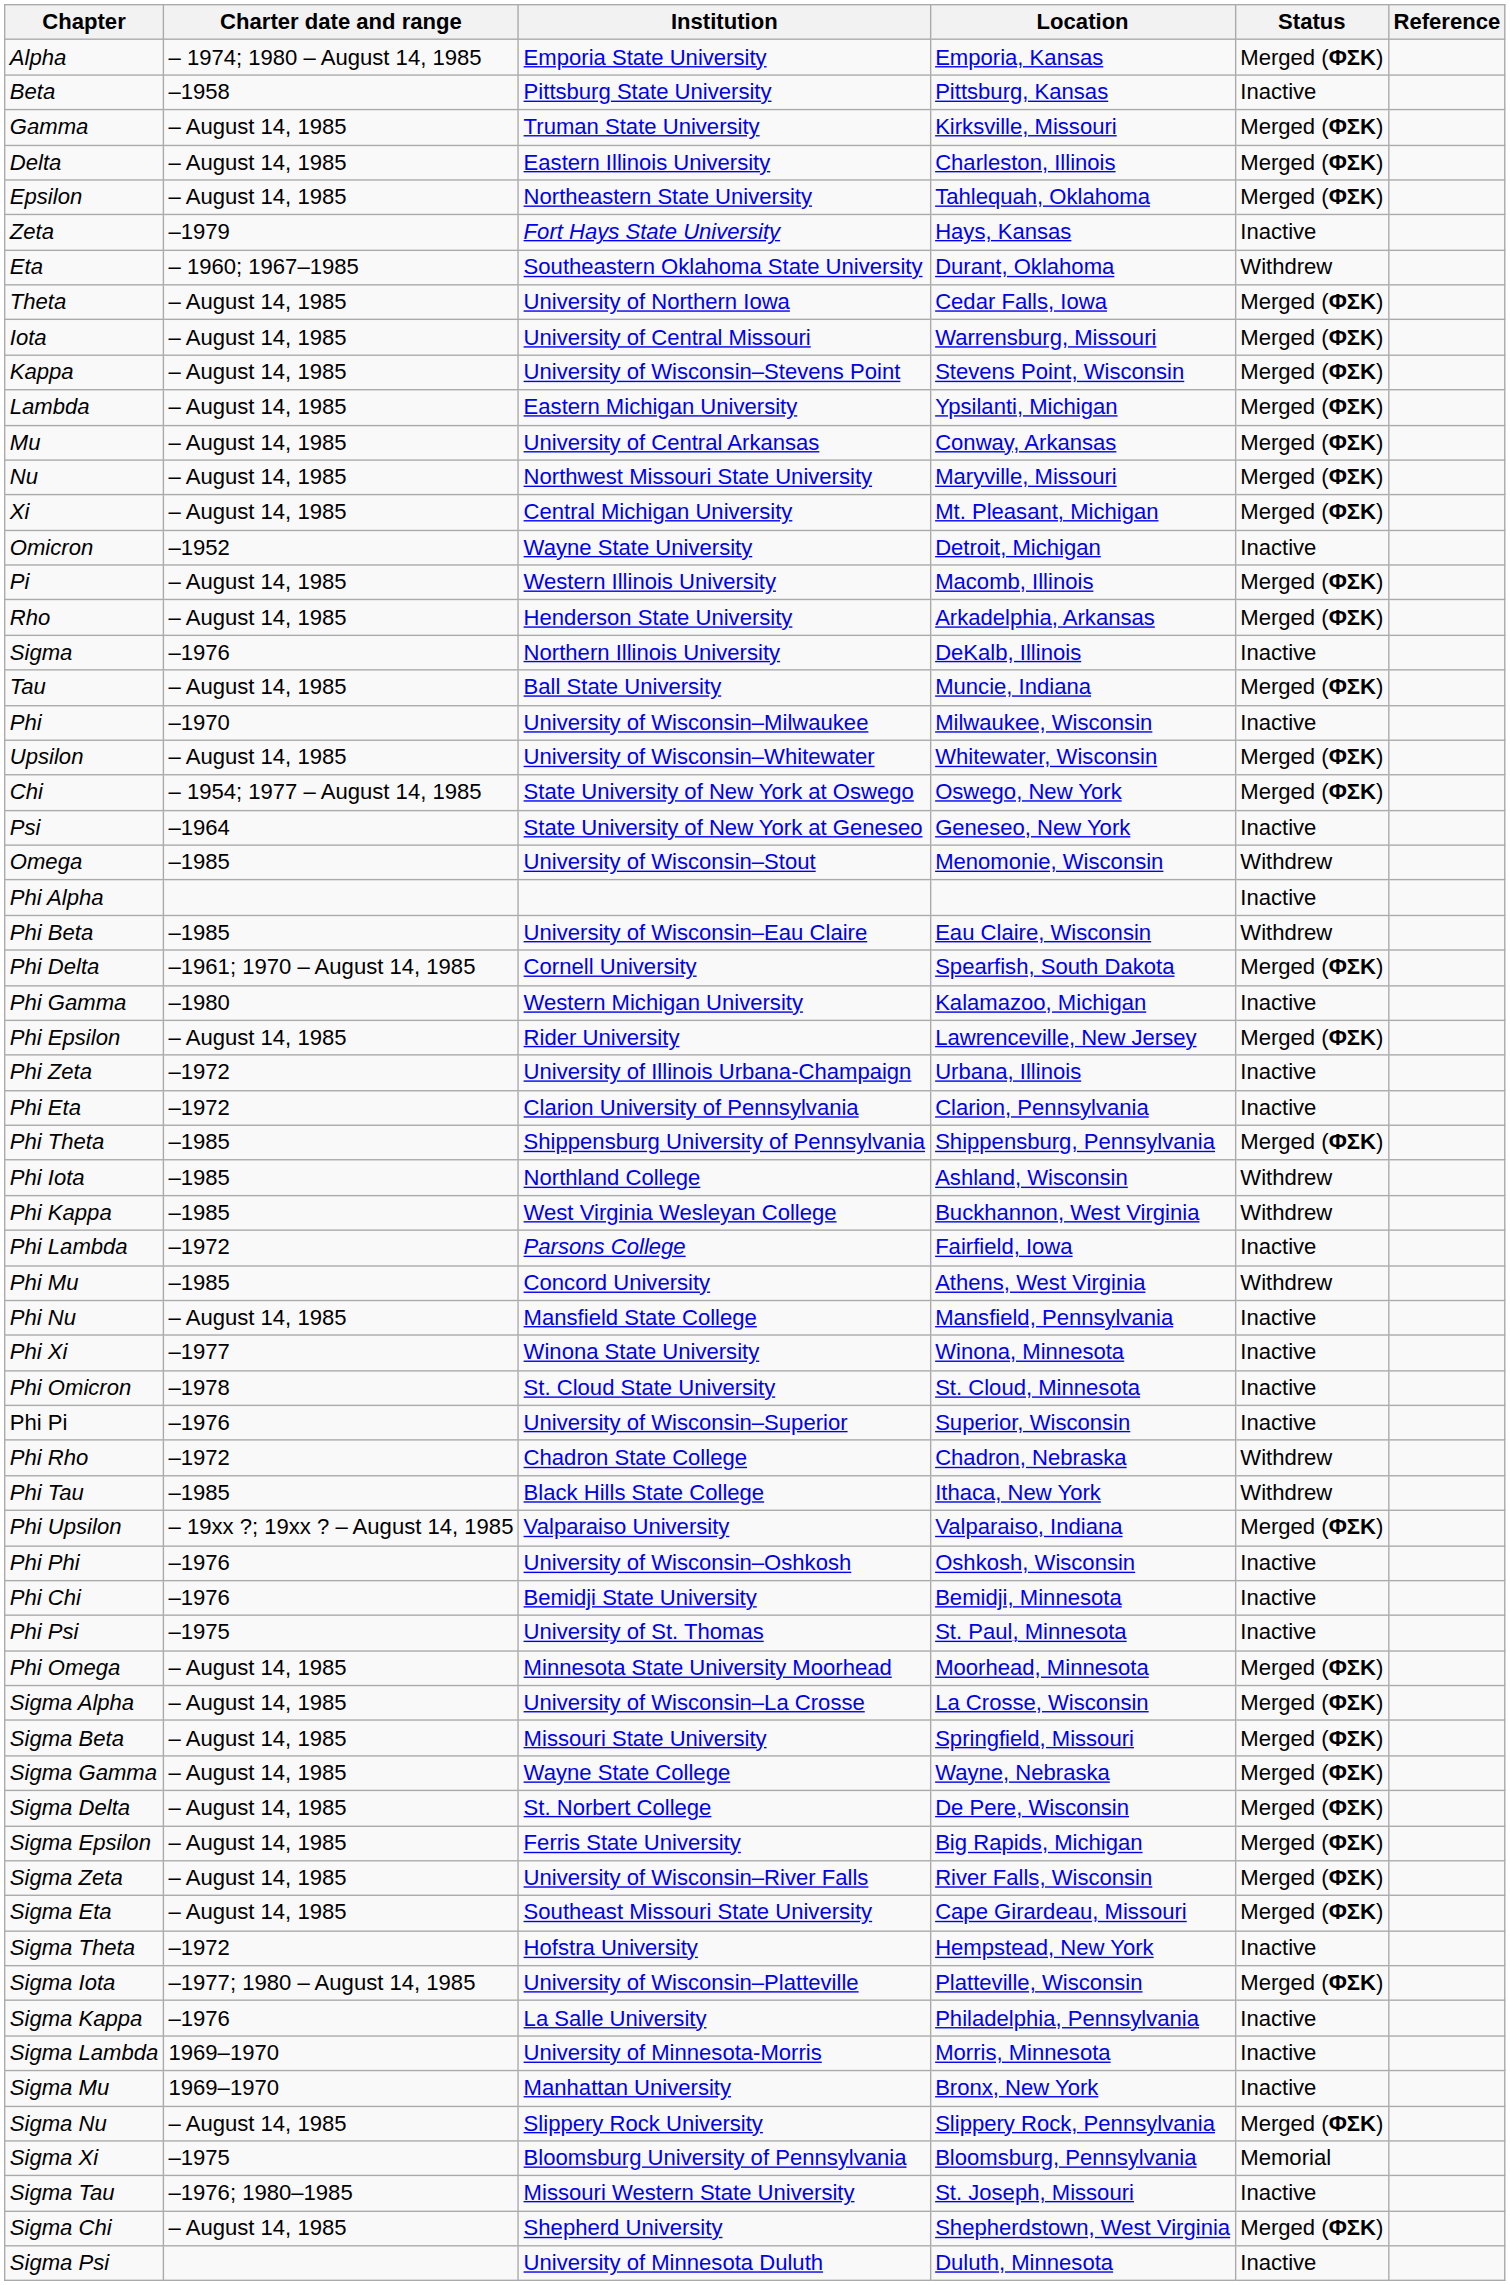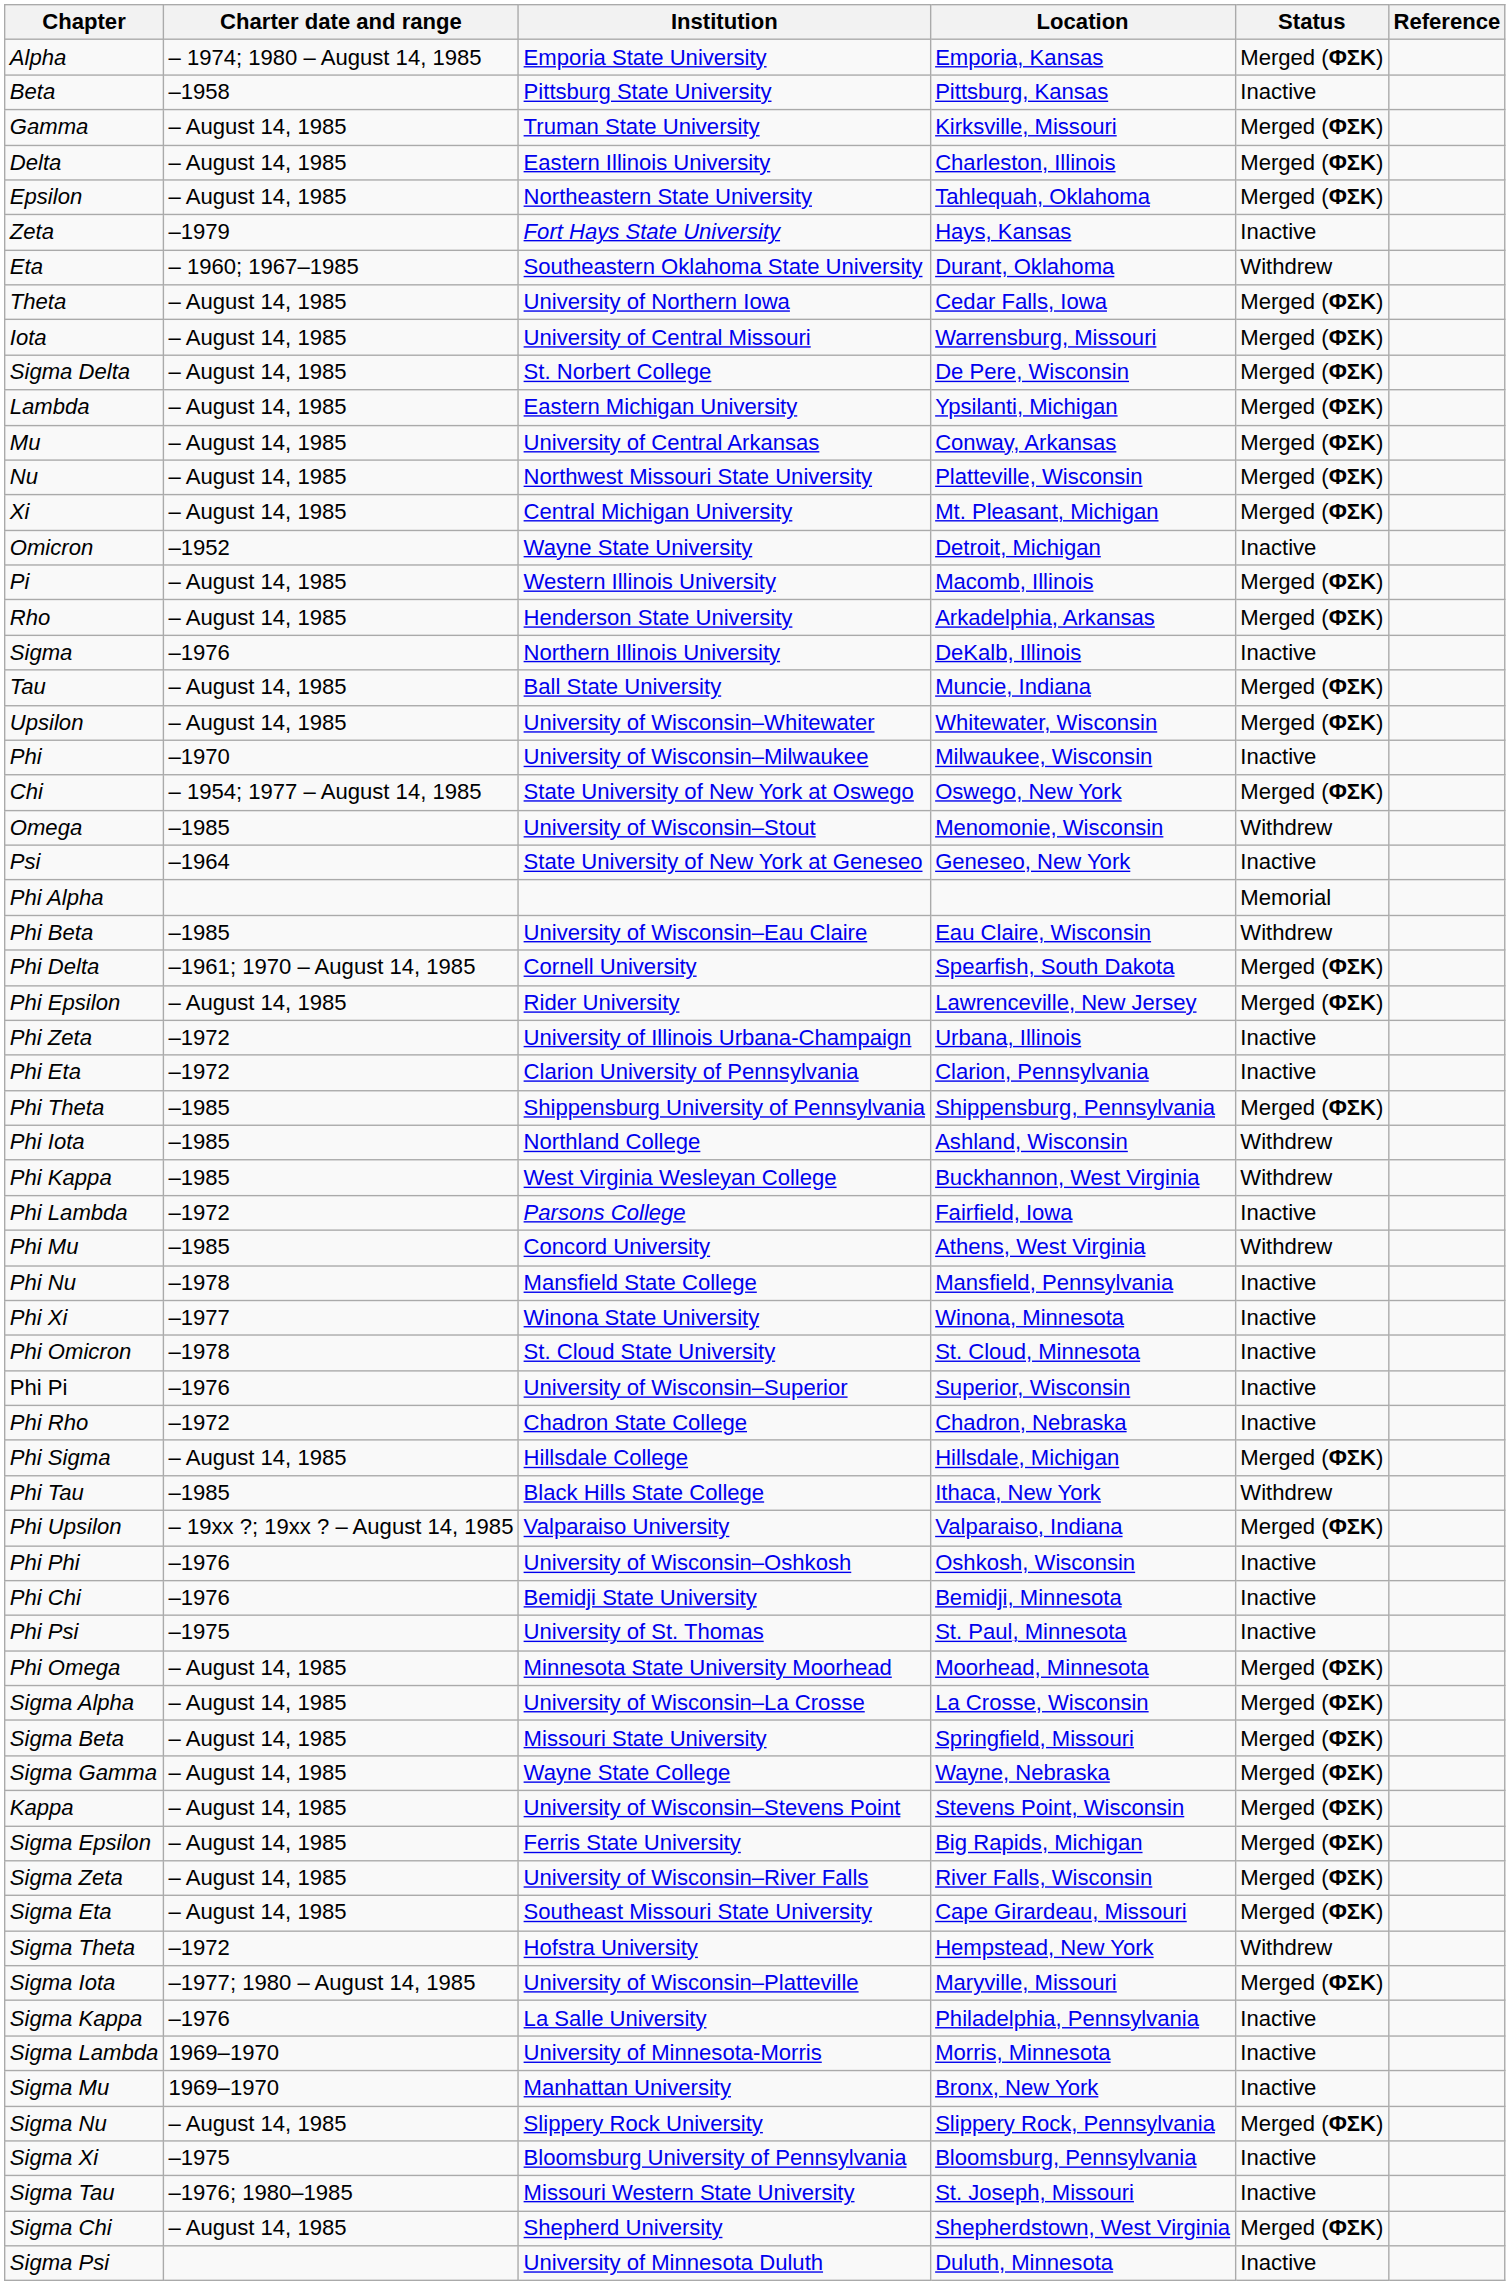rows swapped: (42, 372) <-> (70, 1807)
(1026, 477) Maryville, Missouri -> (1039, 477) Platteville, Wisconsin
rows swapped: (47, 757) <-> (26, 722)
rows swapped: (25, 827) <-> (46, 862)
(1278, 897) Inactive -> (1286, 897) Memorial
- row: (68, 1002)
(257, 1317) – August 14, 1985 -> (199, 1282) –1978
(1286, 1457) Withdrew -> (1278, 1422) Inactive
+ row: (60, 1457)
(1278, 1947) Inactive -> (1286, 1947) Withdrew
(1039, 1982) Platteville, Wisconsin -> (1026, 1982) Maryville, Missouri
(1286, 2158) Memorial -> (1278, 2158) Inactive
